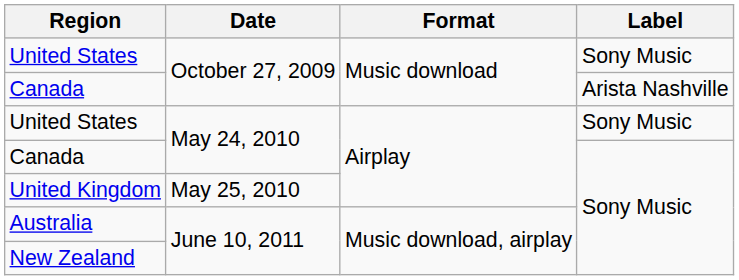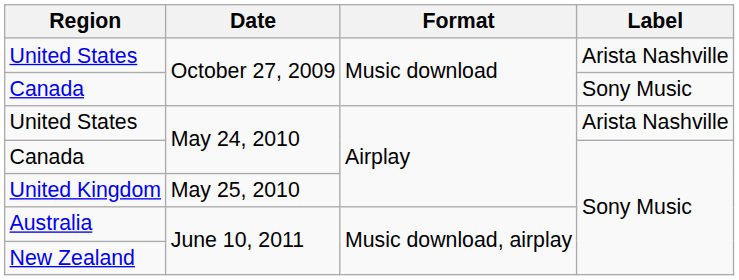(637, 55) Sony Music -> (655, 55) Arista Nashville
(655, 88) Arista Nashville -> (637, 88) Sony Music
(637, 122) Sony Music -> (655, 122) Arista Nashville
